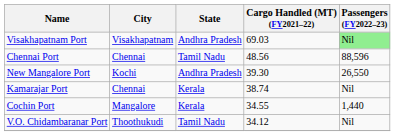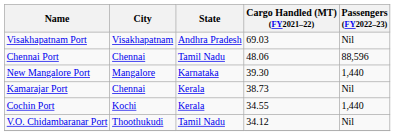(348, 40) lightgreen background -> (348, 40) no background
(257, 56) 48.56 -> (257, 56) 48.06
(124, 73) Kochi -> (134, 73) Mangalore
(210, 73) Andhra Pradesh -> (198, 73) Karnataka
(355, 73) 26,550 -> (353, 73) 1,440
(257, 89) 38.74 -> (257, 89) 38.73
(134, 105) Mangalore -> (124, 105) Kochi
